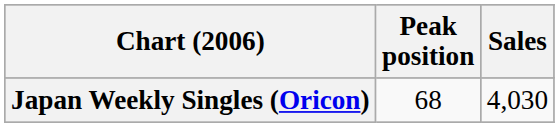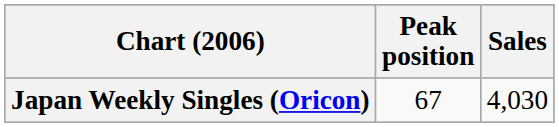(428, 99) 68 -> (428, 99) 67
